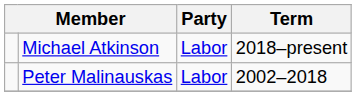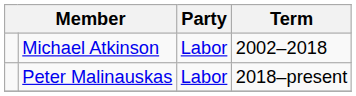(292, 47) 2018–present -> (281, 47) 2002–2018
(281, 76) 2002–2018 -> (292, 76) 2018–present
